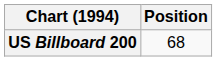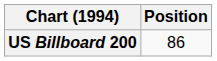(176, 42) 68 -> (176, 42) 86
